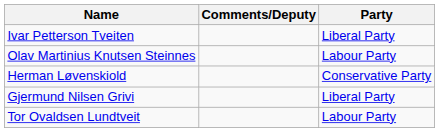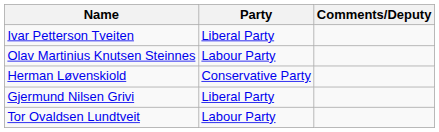columns swapped: (377, 14) <-> (259, 14)
